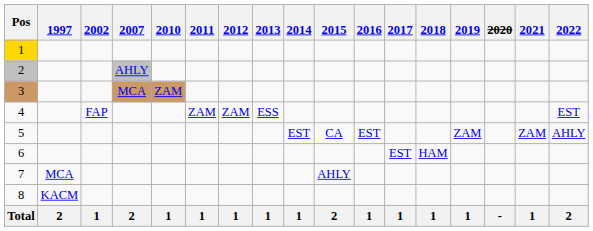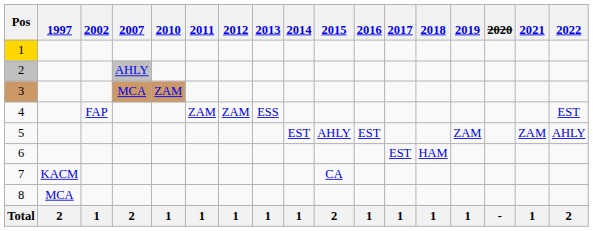(334, 133) CA -> (334, 133) AHLY
(59, 174) MCA -> (59, 174) KACM
(334, 174) AHLY -> (334, 174) CA
(59, 195) KACM -> (59, 195) MCA
